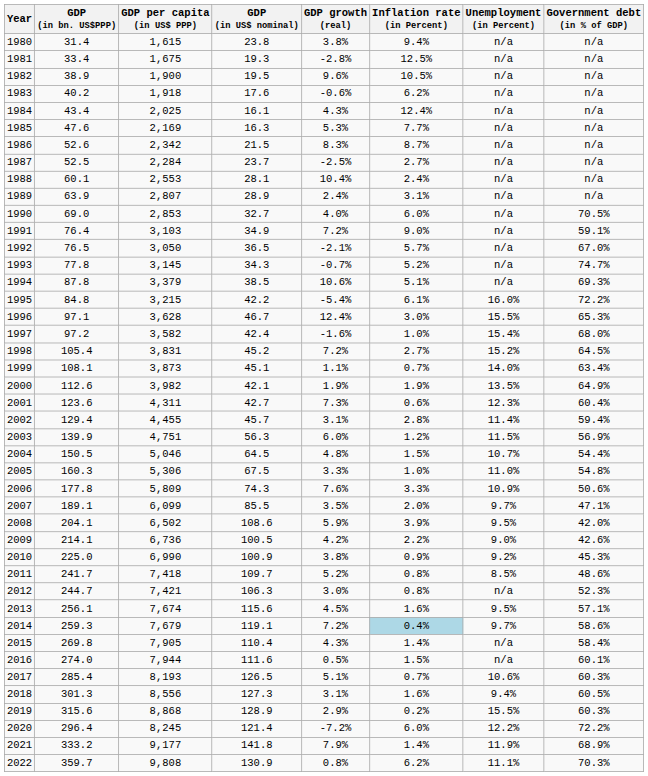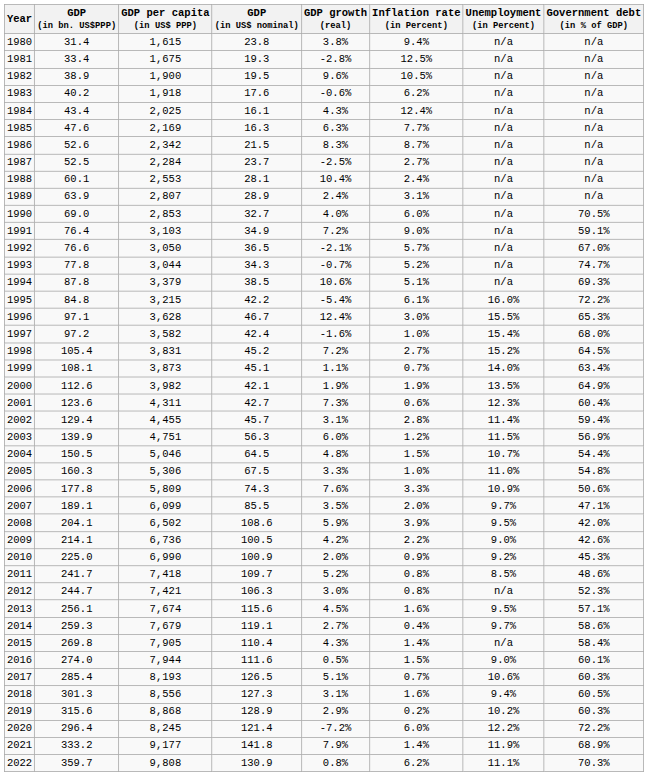(335, 128) 5.3% -> (335, 128) 6.3%
(77, 248) 76.5 -> (77, 248) 76.6
(165, 265) 3,145 -> (165, 265) 3,044
(335, 557) 3.8% -> (335, 557) 2.0%
(335, 626) 7.2% -> (335, 626) 2.7%
(416, 626) lightblue background -> (416, 626) no background
(503, 660) n/a -> (503, 660) 9.0%
(503, 712) 15.5% -> (503, 712) 10.2%
